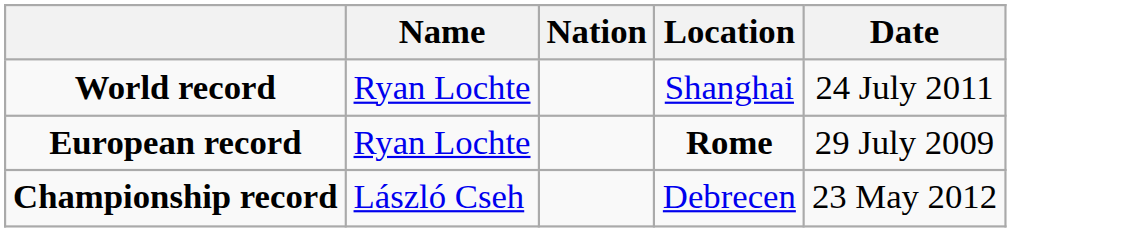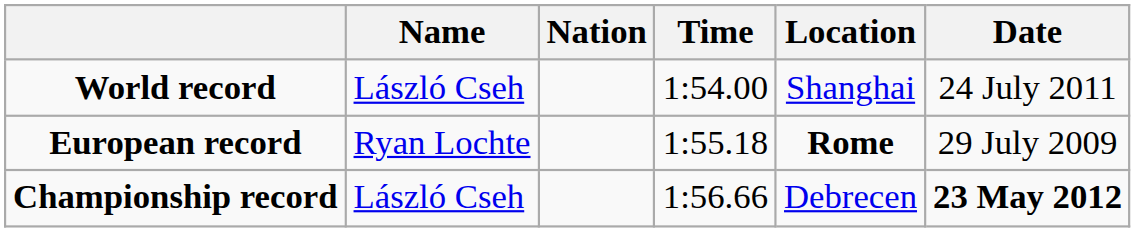+ column: (715, 32)
(442, 87) Ryan Lochte -> (439, 87) László Cseh
(904, 197) normal -> (1028, 197) bold
